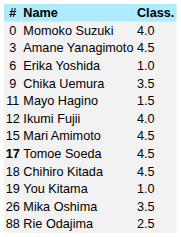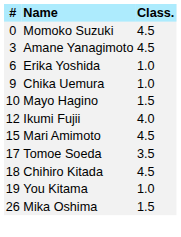(146, 30) 4.0 -> (146, 30) 4.5
(146, 83) 3.5 -> (146, 83) 1.0
(13, 101) 11 -> (13, 101) 10
(13, 154) bold -> (13, 154) normal
(146, 154) 4.5 -> (146, 154) 3.5
(146, 206) 3.5 -> (146, 206) 1.5
- row: (58, 224)
